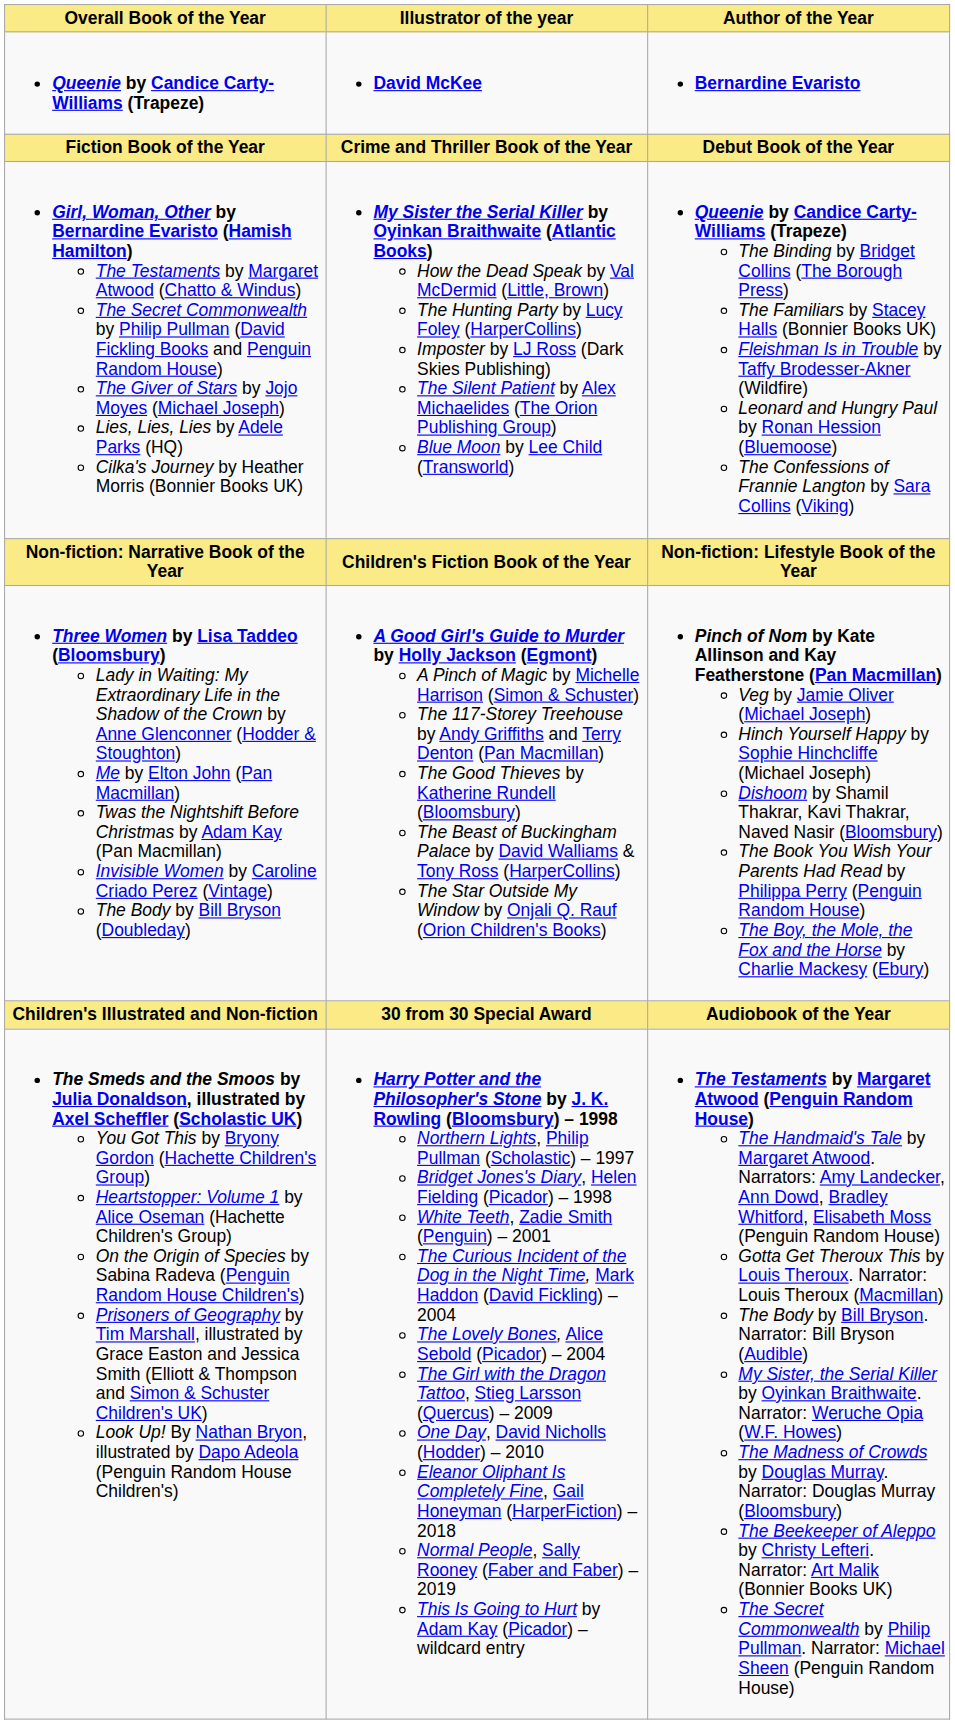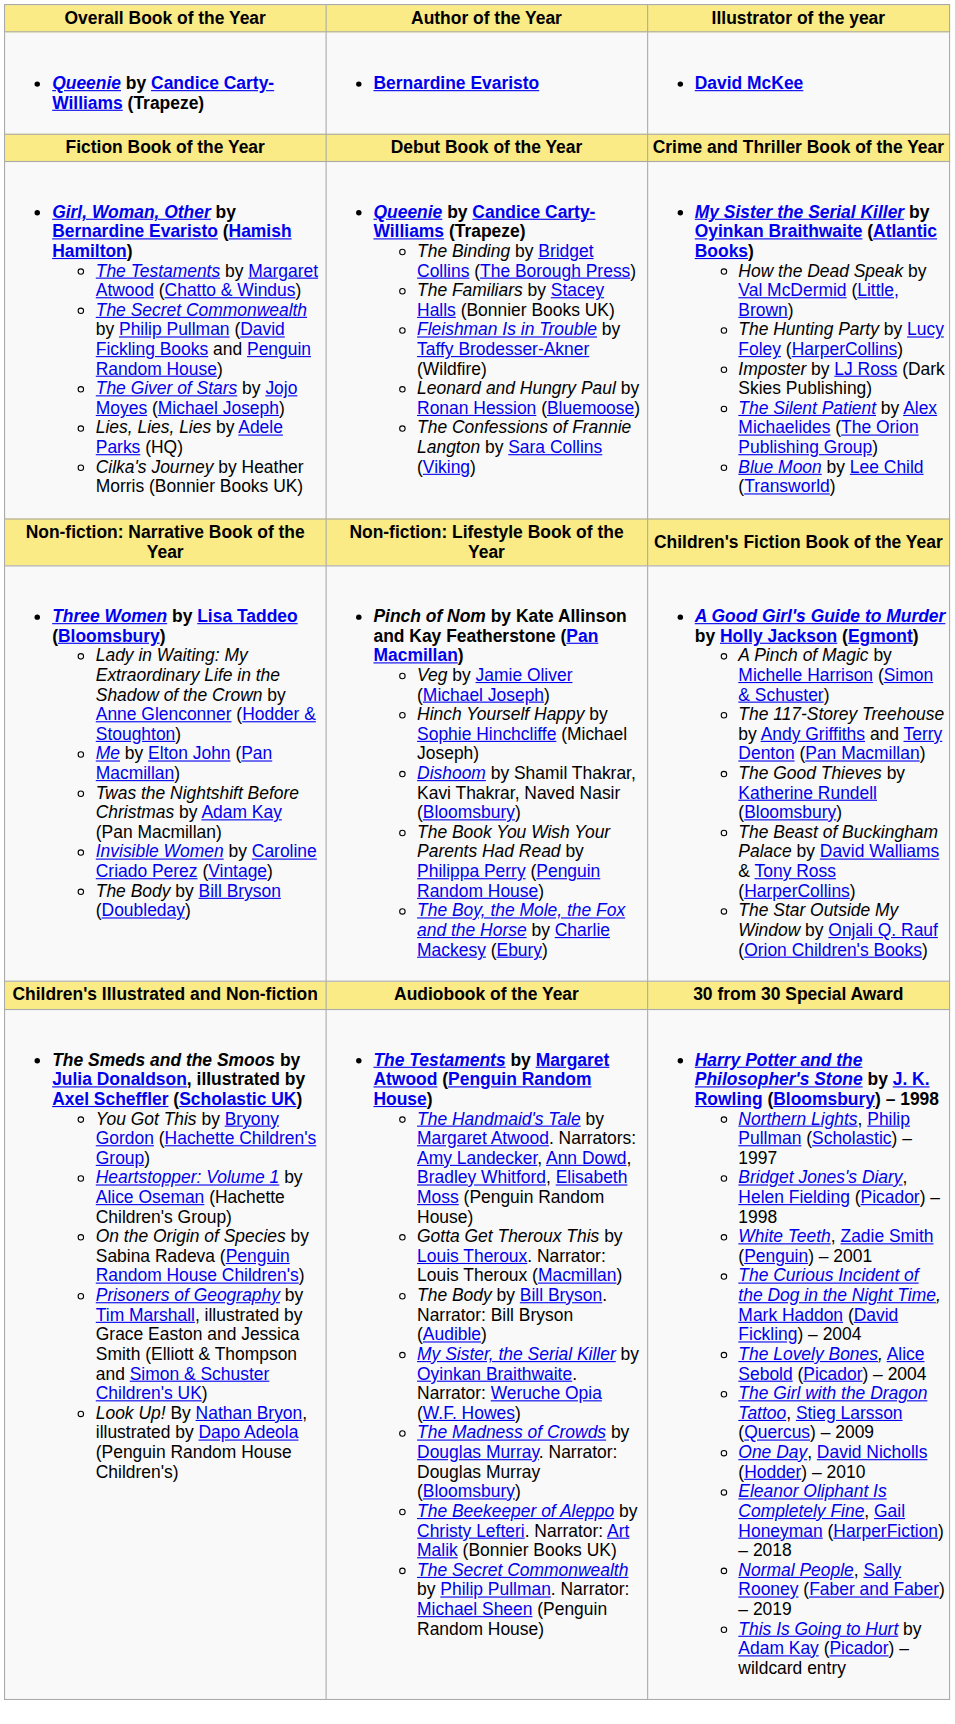columns swapped: (798, 18) <-> (486, 18)
